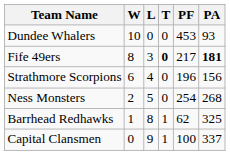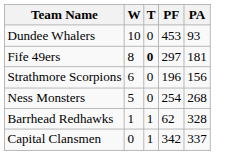- column: (151, 14)
(186, 56) 217 -> (171, 56) 297
(212, 56) bold -> (197, 56) normal
(131, 98) 2 -> (131, 98) 5
(212, 118) 325 -> (197, 118) 328
(186, 139) 100 -> (171, 139) 342
